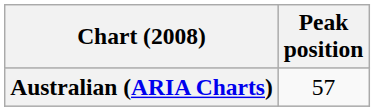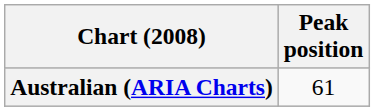(324, 86) 57 -> (324, 86) 61
